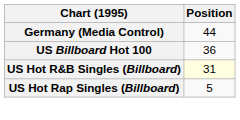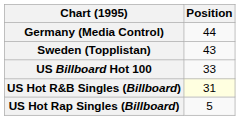+ row: (94, 50)
(209, 50) 36 -> (209, 69) 33
